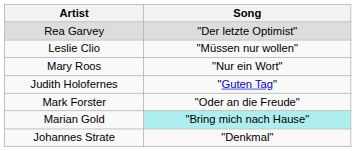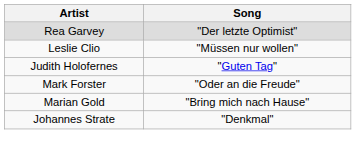- row: (74, 66)
(247, 119) paleturquoise background -> (247, 102) no background
